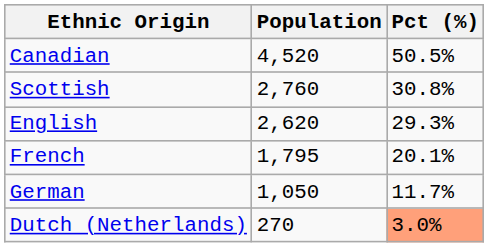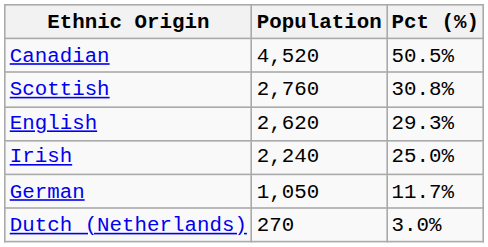+ row: (41, 157)
- row: (47, 157)
(417, 225) lightsalmon background -> (417, 225) no background
